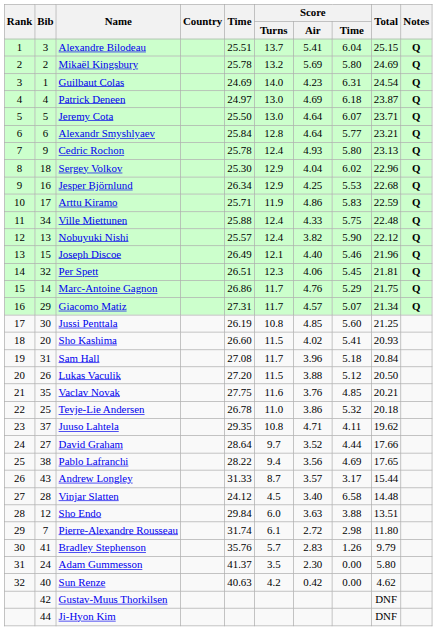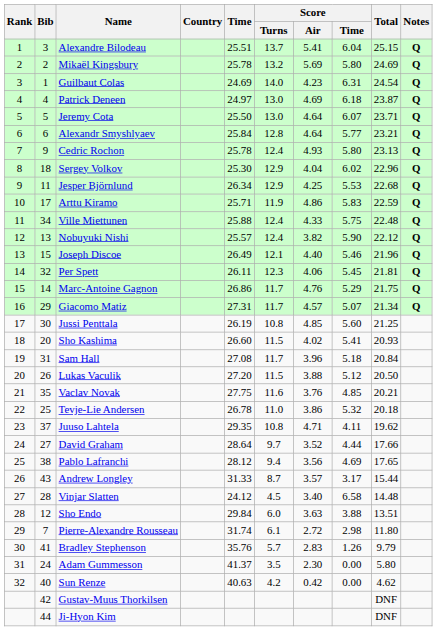(45, 185) 16 -> (45, 185) 11
(240, 271) 26.51 -> (240, 271) 26.11
(240, 461) 28.22 -> (240, 461) 28.12
